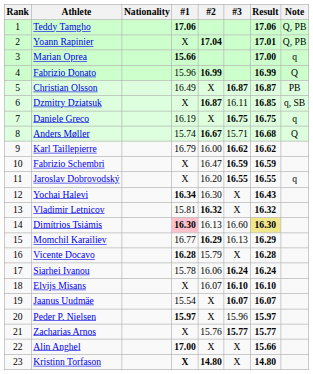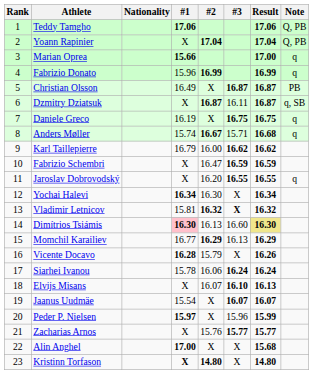(265, 42) 17.01 -> (265, 42) 17.04
(295, 73) Q -> (295, 73) q
(265, 103) 16.85 -> (265, 103) 16.87
(295, 133) Q -> (295, 133) q
(265, 194) 16.43 -> (265, 194) 16.34
(237, 210) normal -> (237, 210) bold
(265, 255) 16.28 -> (265, 255) 16.26
(265, 286) 16.10 -> (265, 286) 16.13
(265, 316) 15.97 -> (265, 316) 15.99
(265, 347) 15.66 -> (265, 347) 15.68
